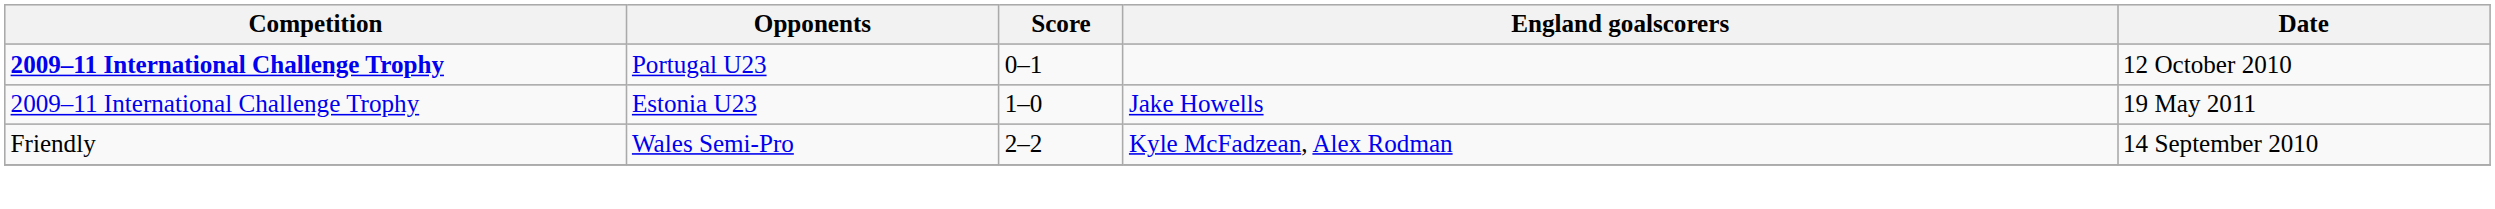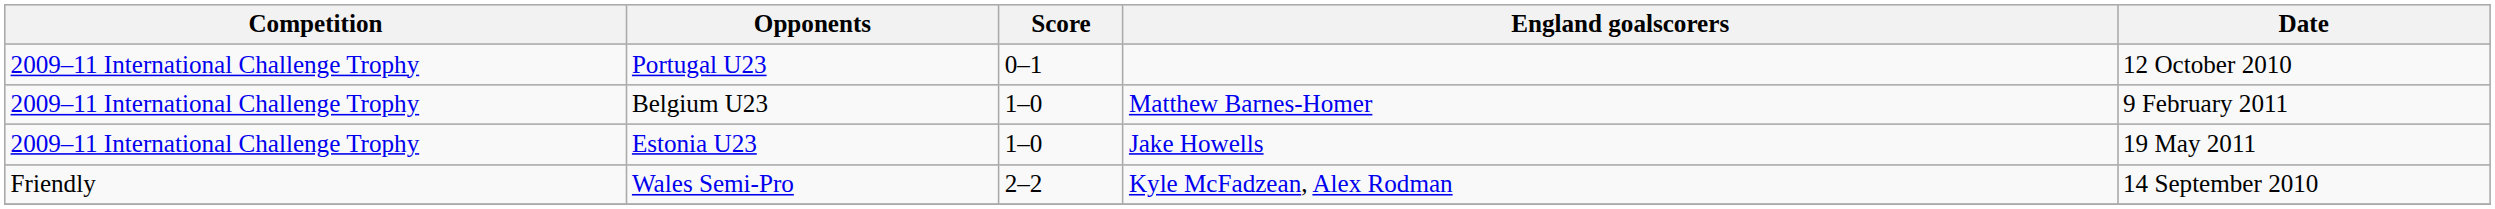(227, 64) bold -> (215, 64) normal
+ row: (700, 104)
